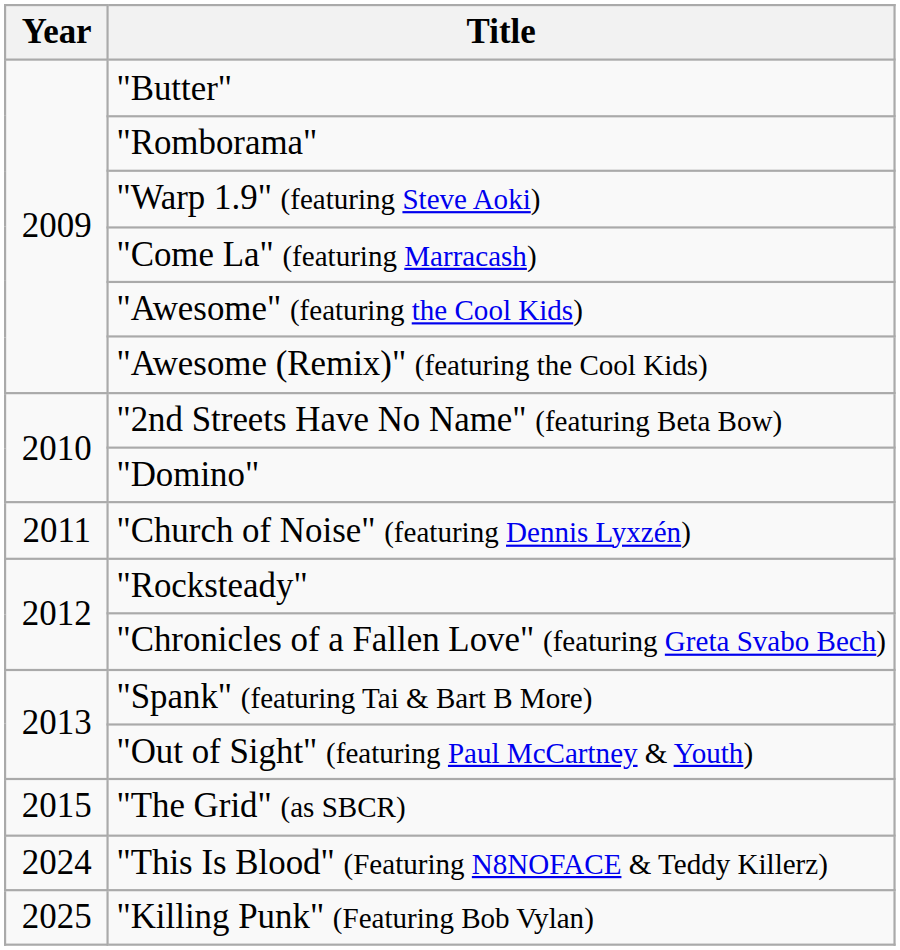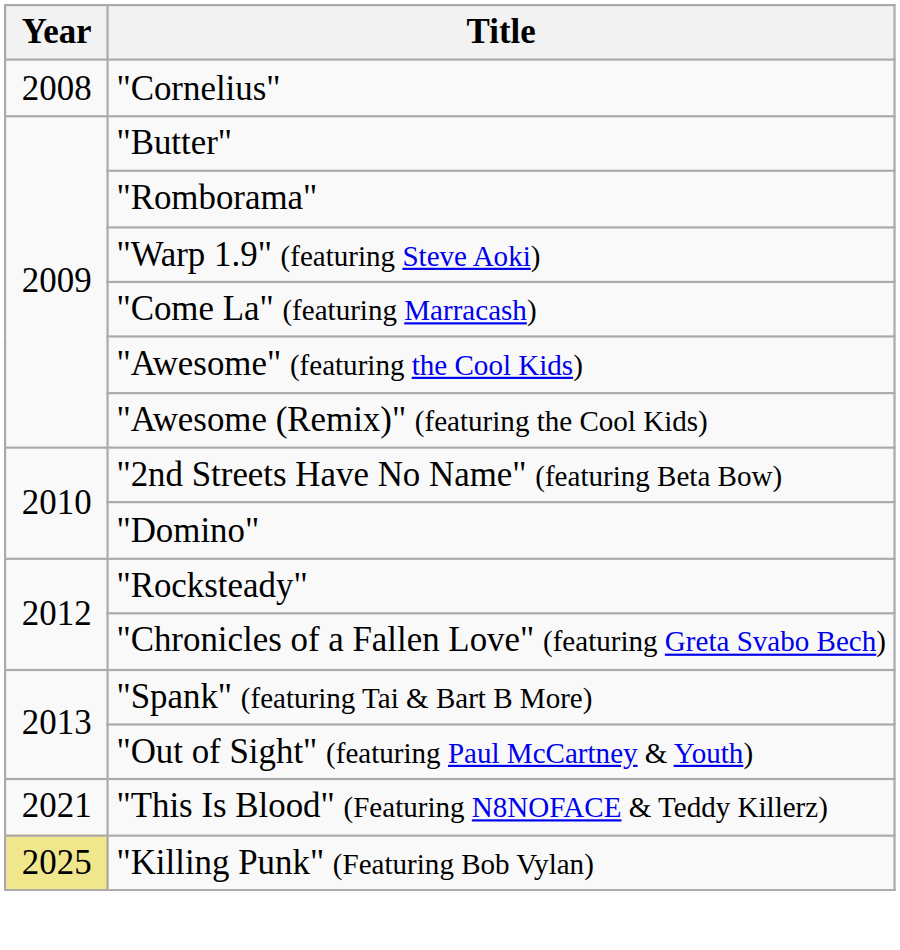+ row: (198, 87)
- row: (404, 530)
- row: (261, 806)
(57, 861) 2024 -> (57, 806) 2021
(57, 917) no background -> (57, 861) khaki background
